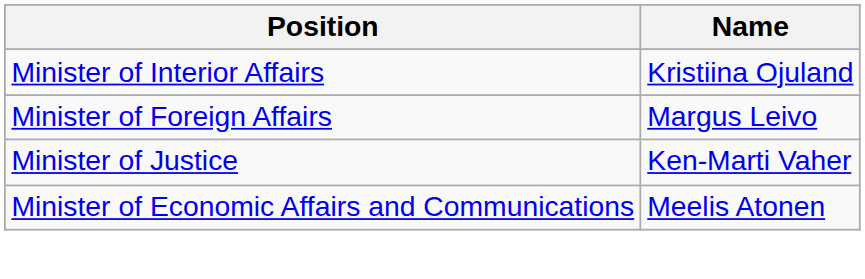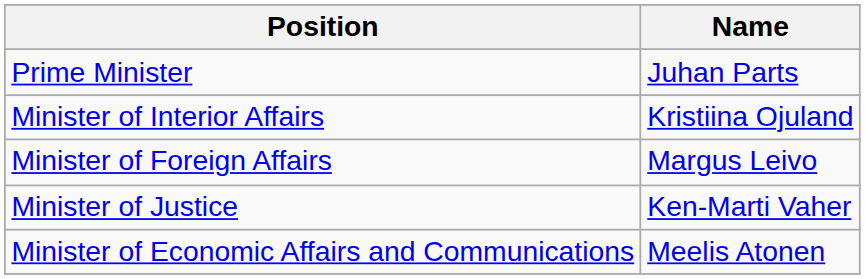+ row: (102, 71)
